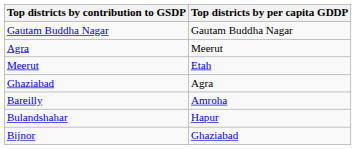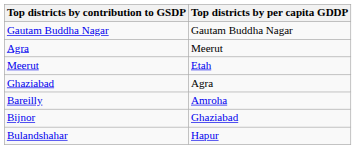rows swapped: (21, 135) <-> (37, 118)
